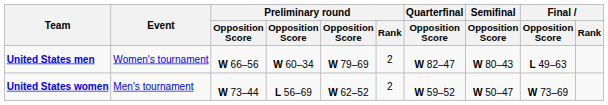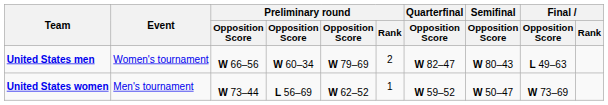(390, 87) 2 -> (390, 87) 1
